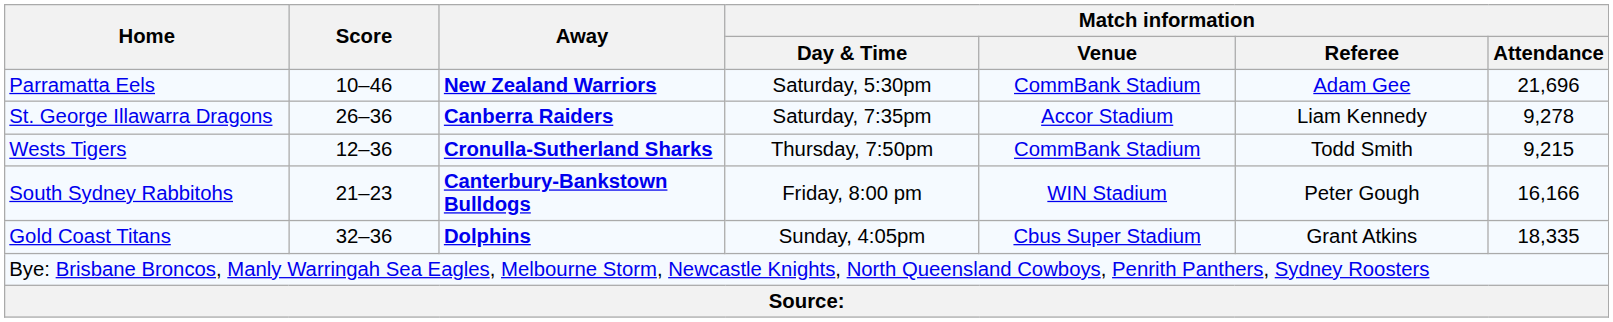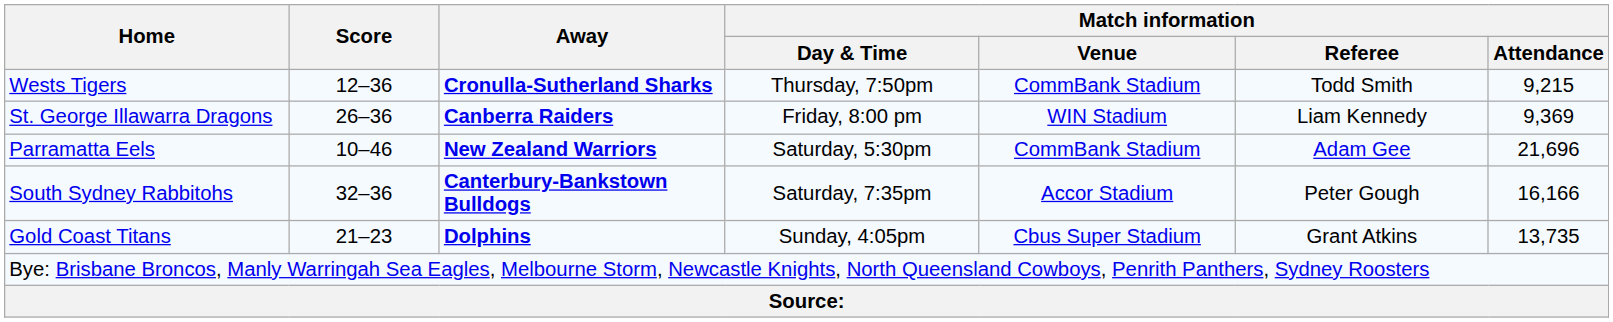rows swapped: (68, 149) <-> (82, 85)
(852, 117) Saturday, 7:35pm -> (852, 117) Friday, 8:00 pm
(1107, 117) Accor Stadium -> (1107, 117) WIN Stadium
(1549, 117) 9,278 -> (1549, 117) 9,369
(364, 193) 21–23 -> (364, 193) 32–36
(852, 193) Friday, 8:00 pm -> (852, 193) Saturday, 7:35pm
(1107, 193) WIN Stadium -> (1107, 193) Accor Stadium
(364, 236) 32–36 -> (364, 236) 21–23
(1549, 236) 18,335 -> (1549, 236) 13,735
